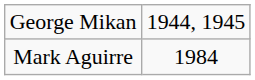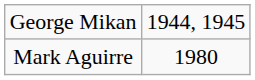(196, 56) 1984 -> (196, 56) 1980
